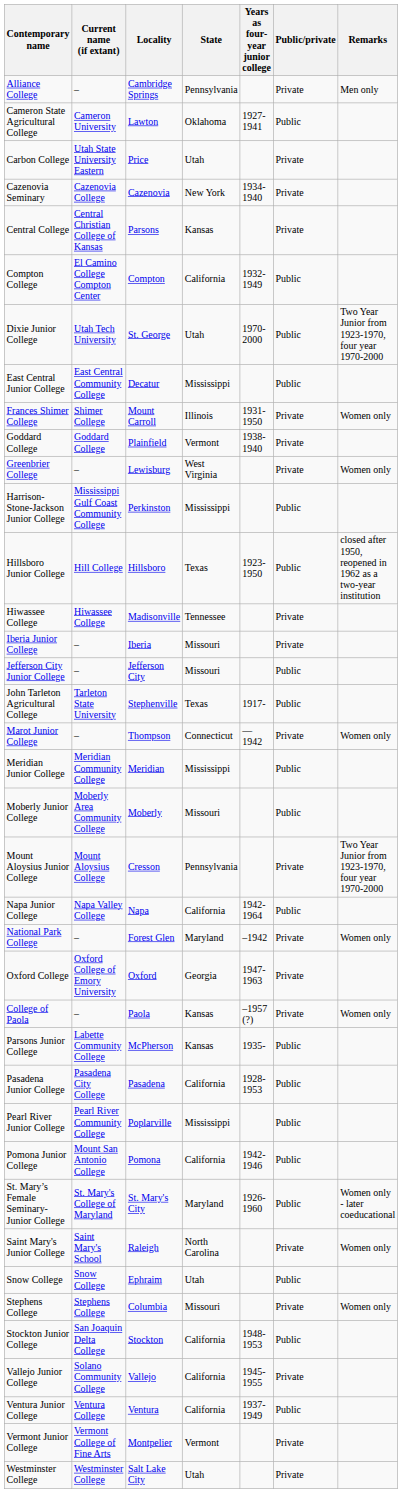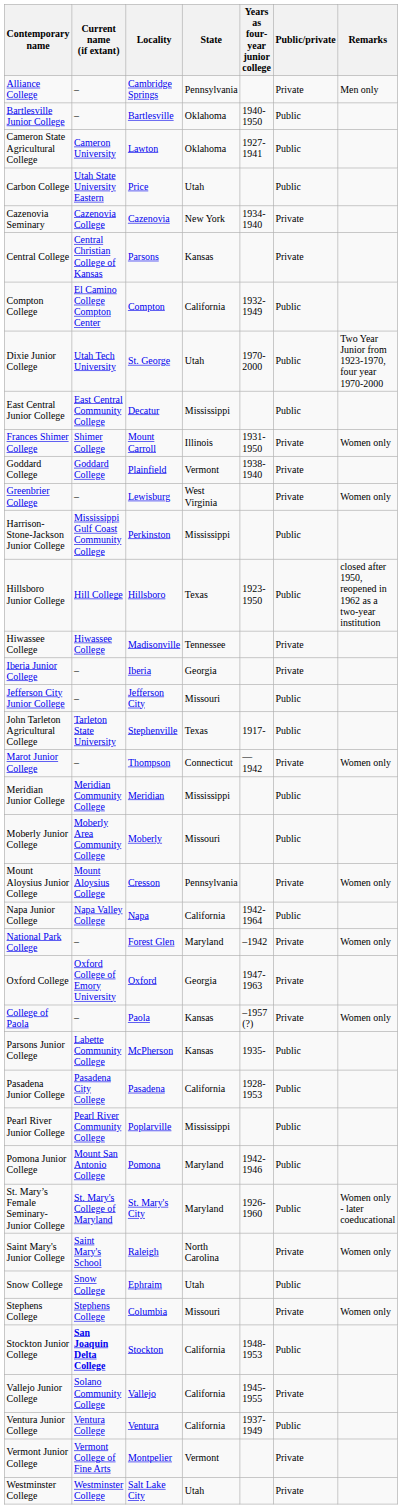+ row: (36, 116)
(290, 160) Private -> (288, 186) Public
(202, 644) Missouri -> (201, 671) Georgia
(363, 867) Two Year Junior from 1923-1970, four year 1970-2000 -> (366, 883) Women only
(205, 1160) California -> (204, 1165) Maryland
(98, 1339) normal -> (91, 1349) bold
